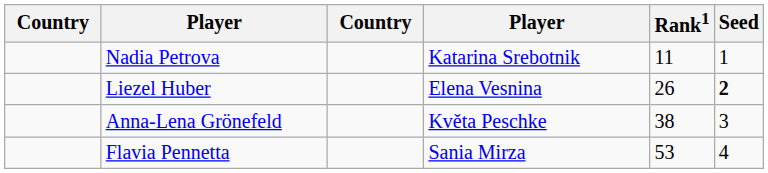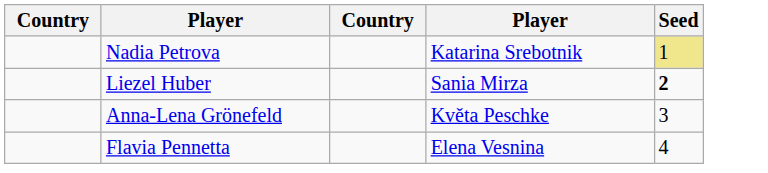- column: (682, 23)
(724, 57) no background -> (664, 52) khaki background
(485, 89) Elena Vesnina -> (479, 83) Sania Mirza
(477, 152) Sania Mirza -> (487, 147) Elena Vesnina
